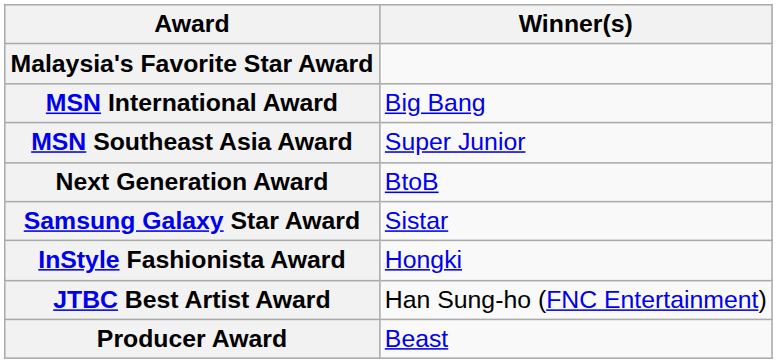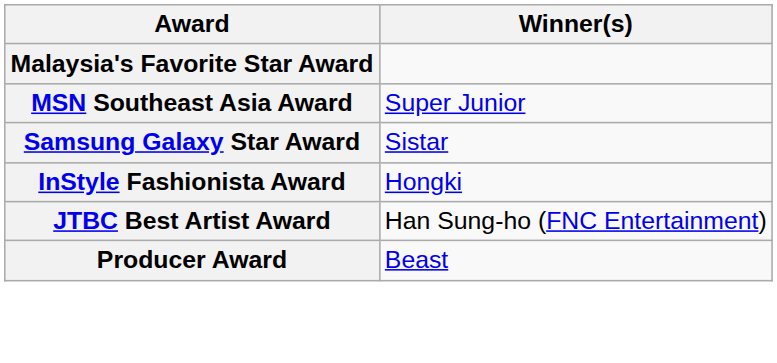- row: (192, 102)
- row: (192, 181)
